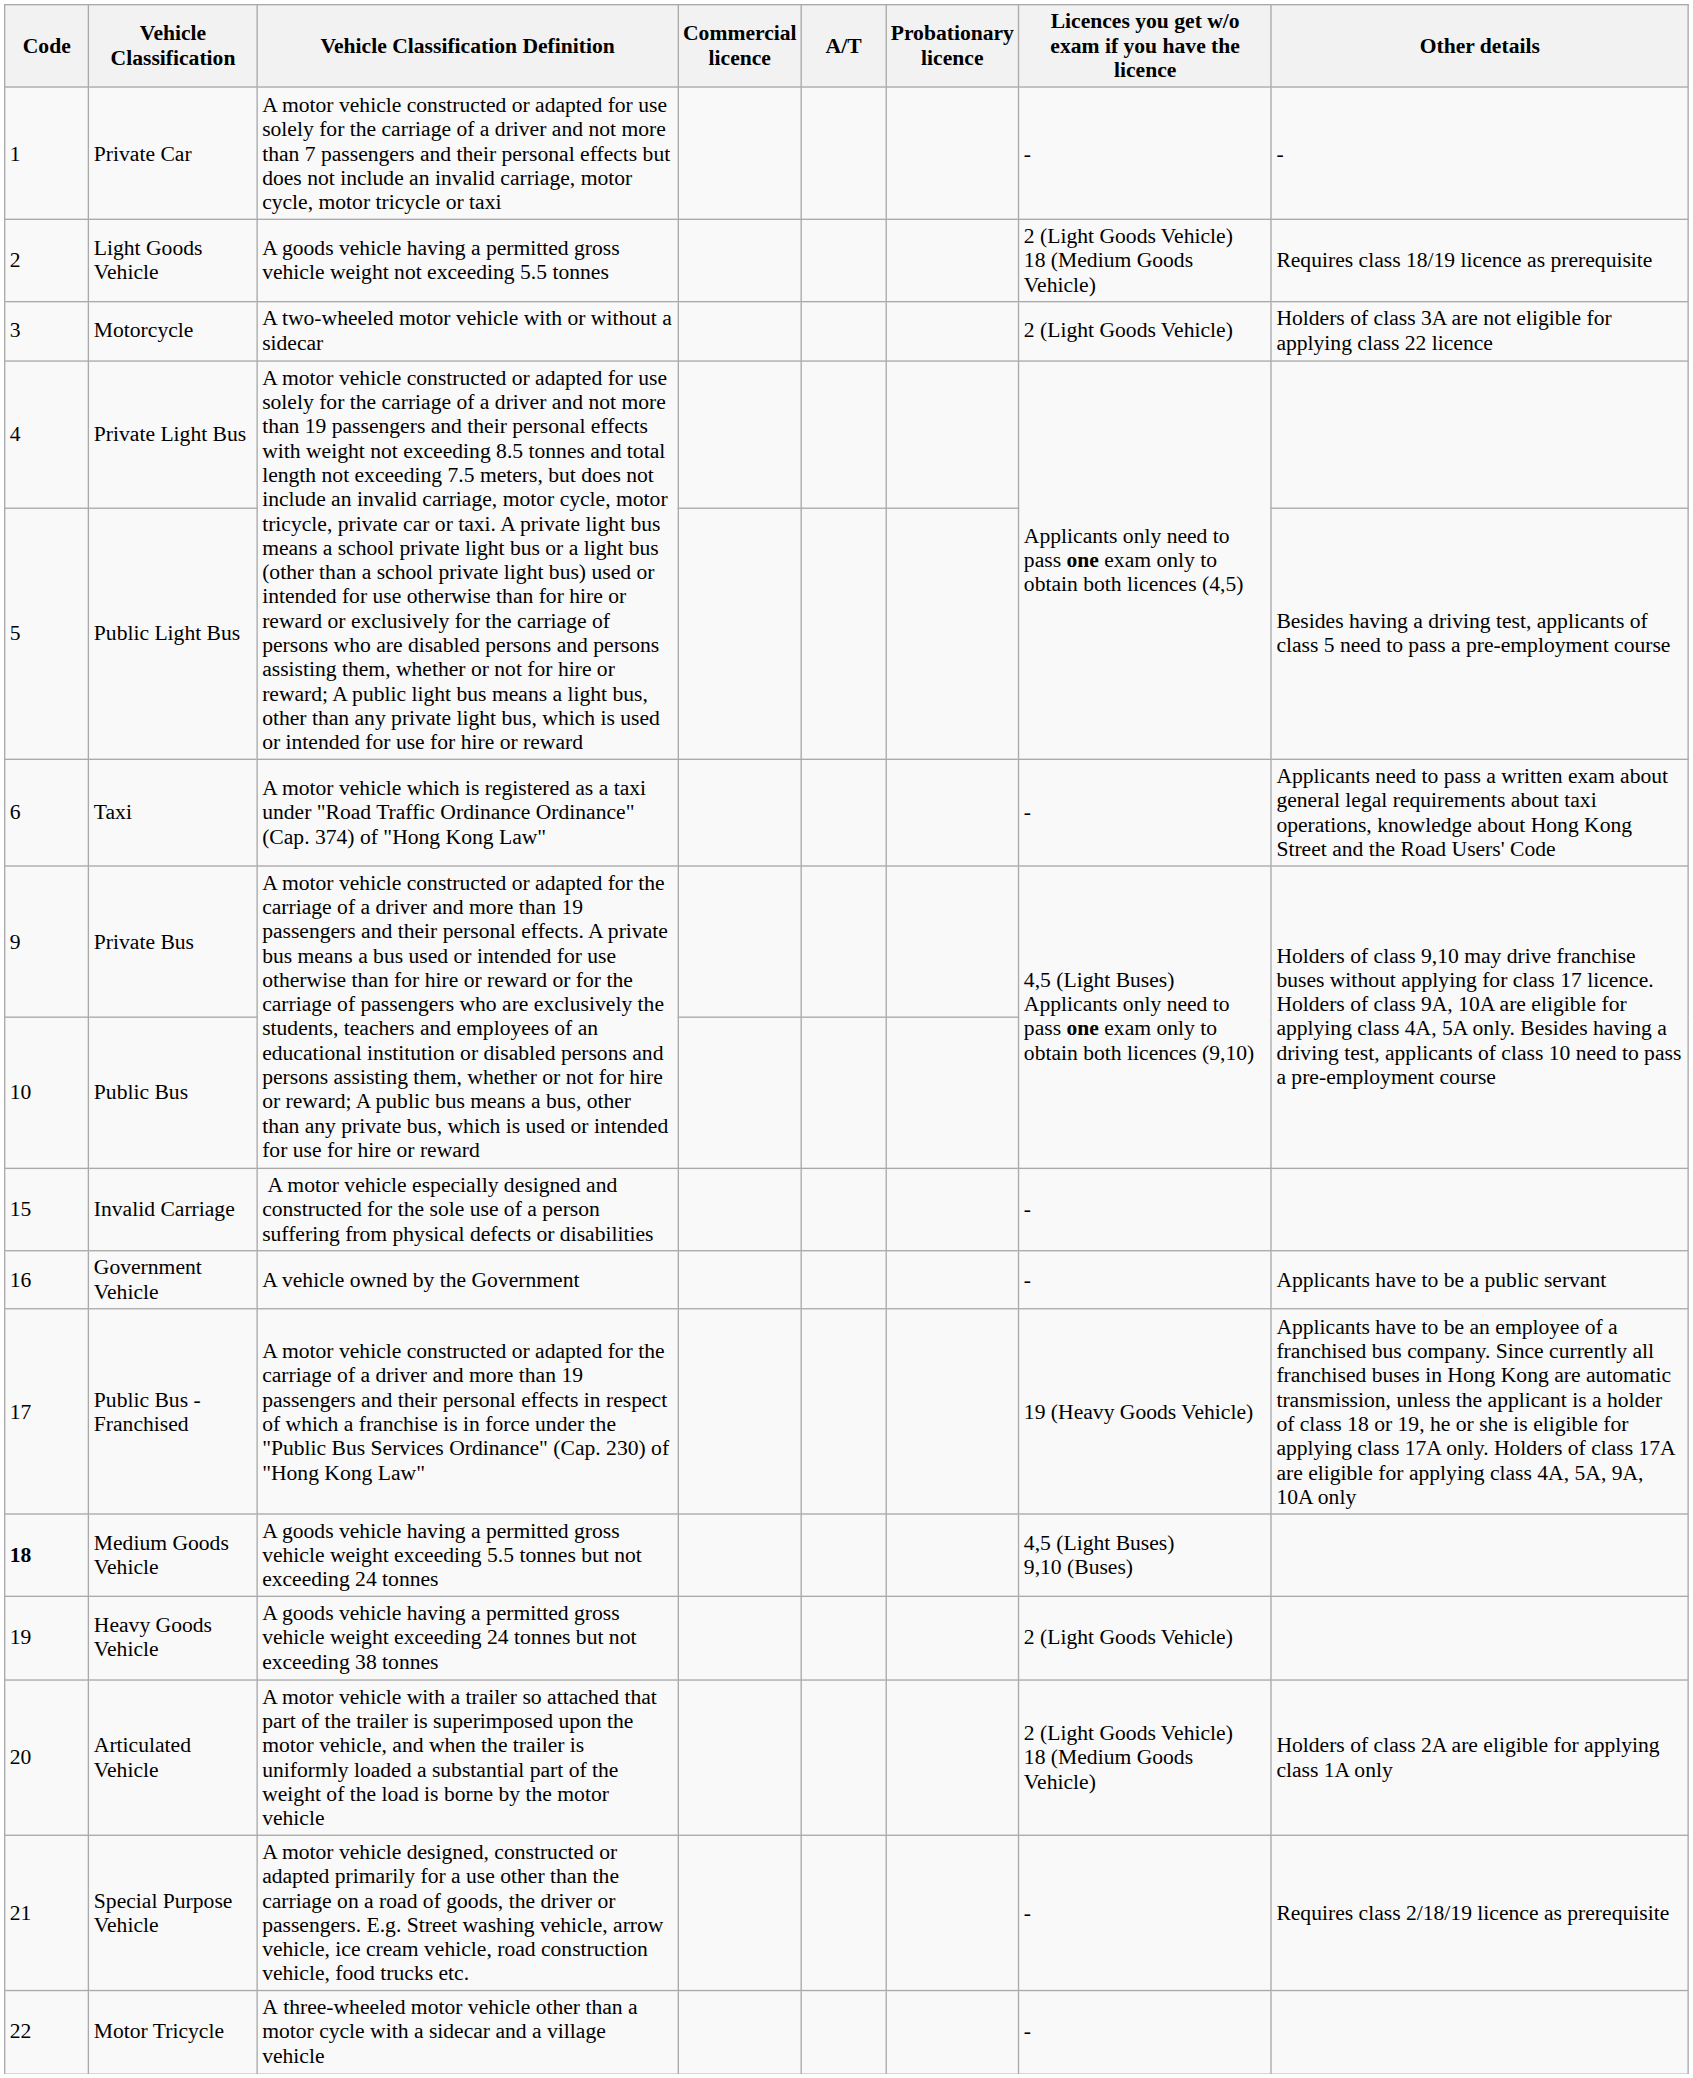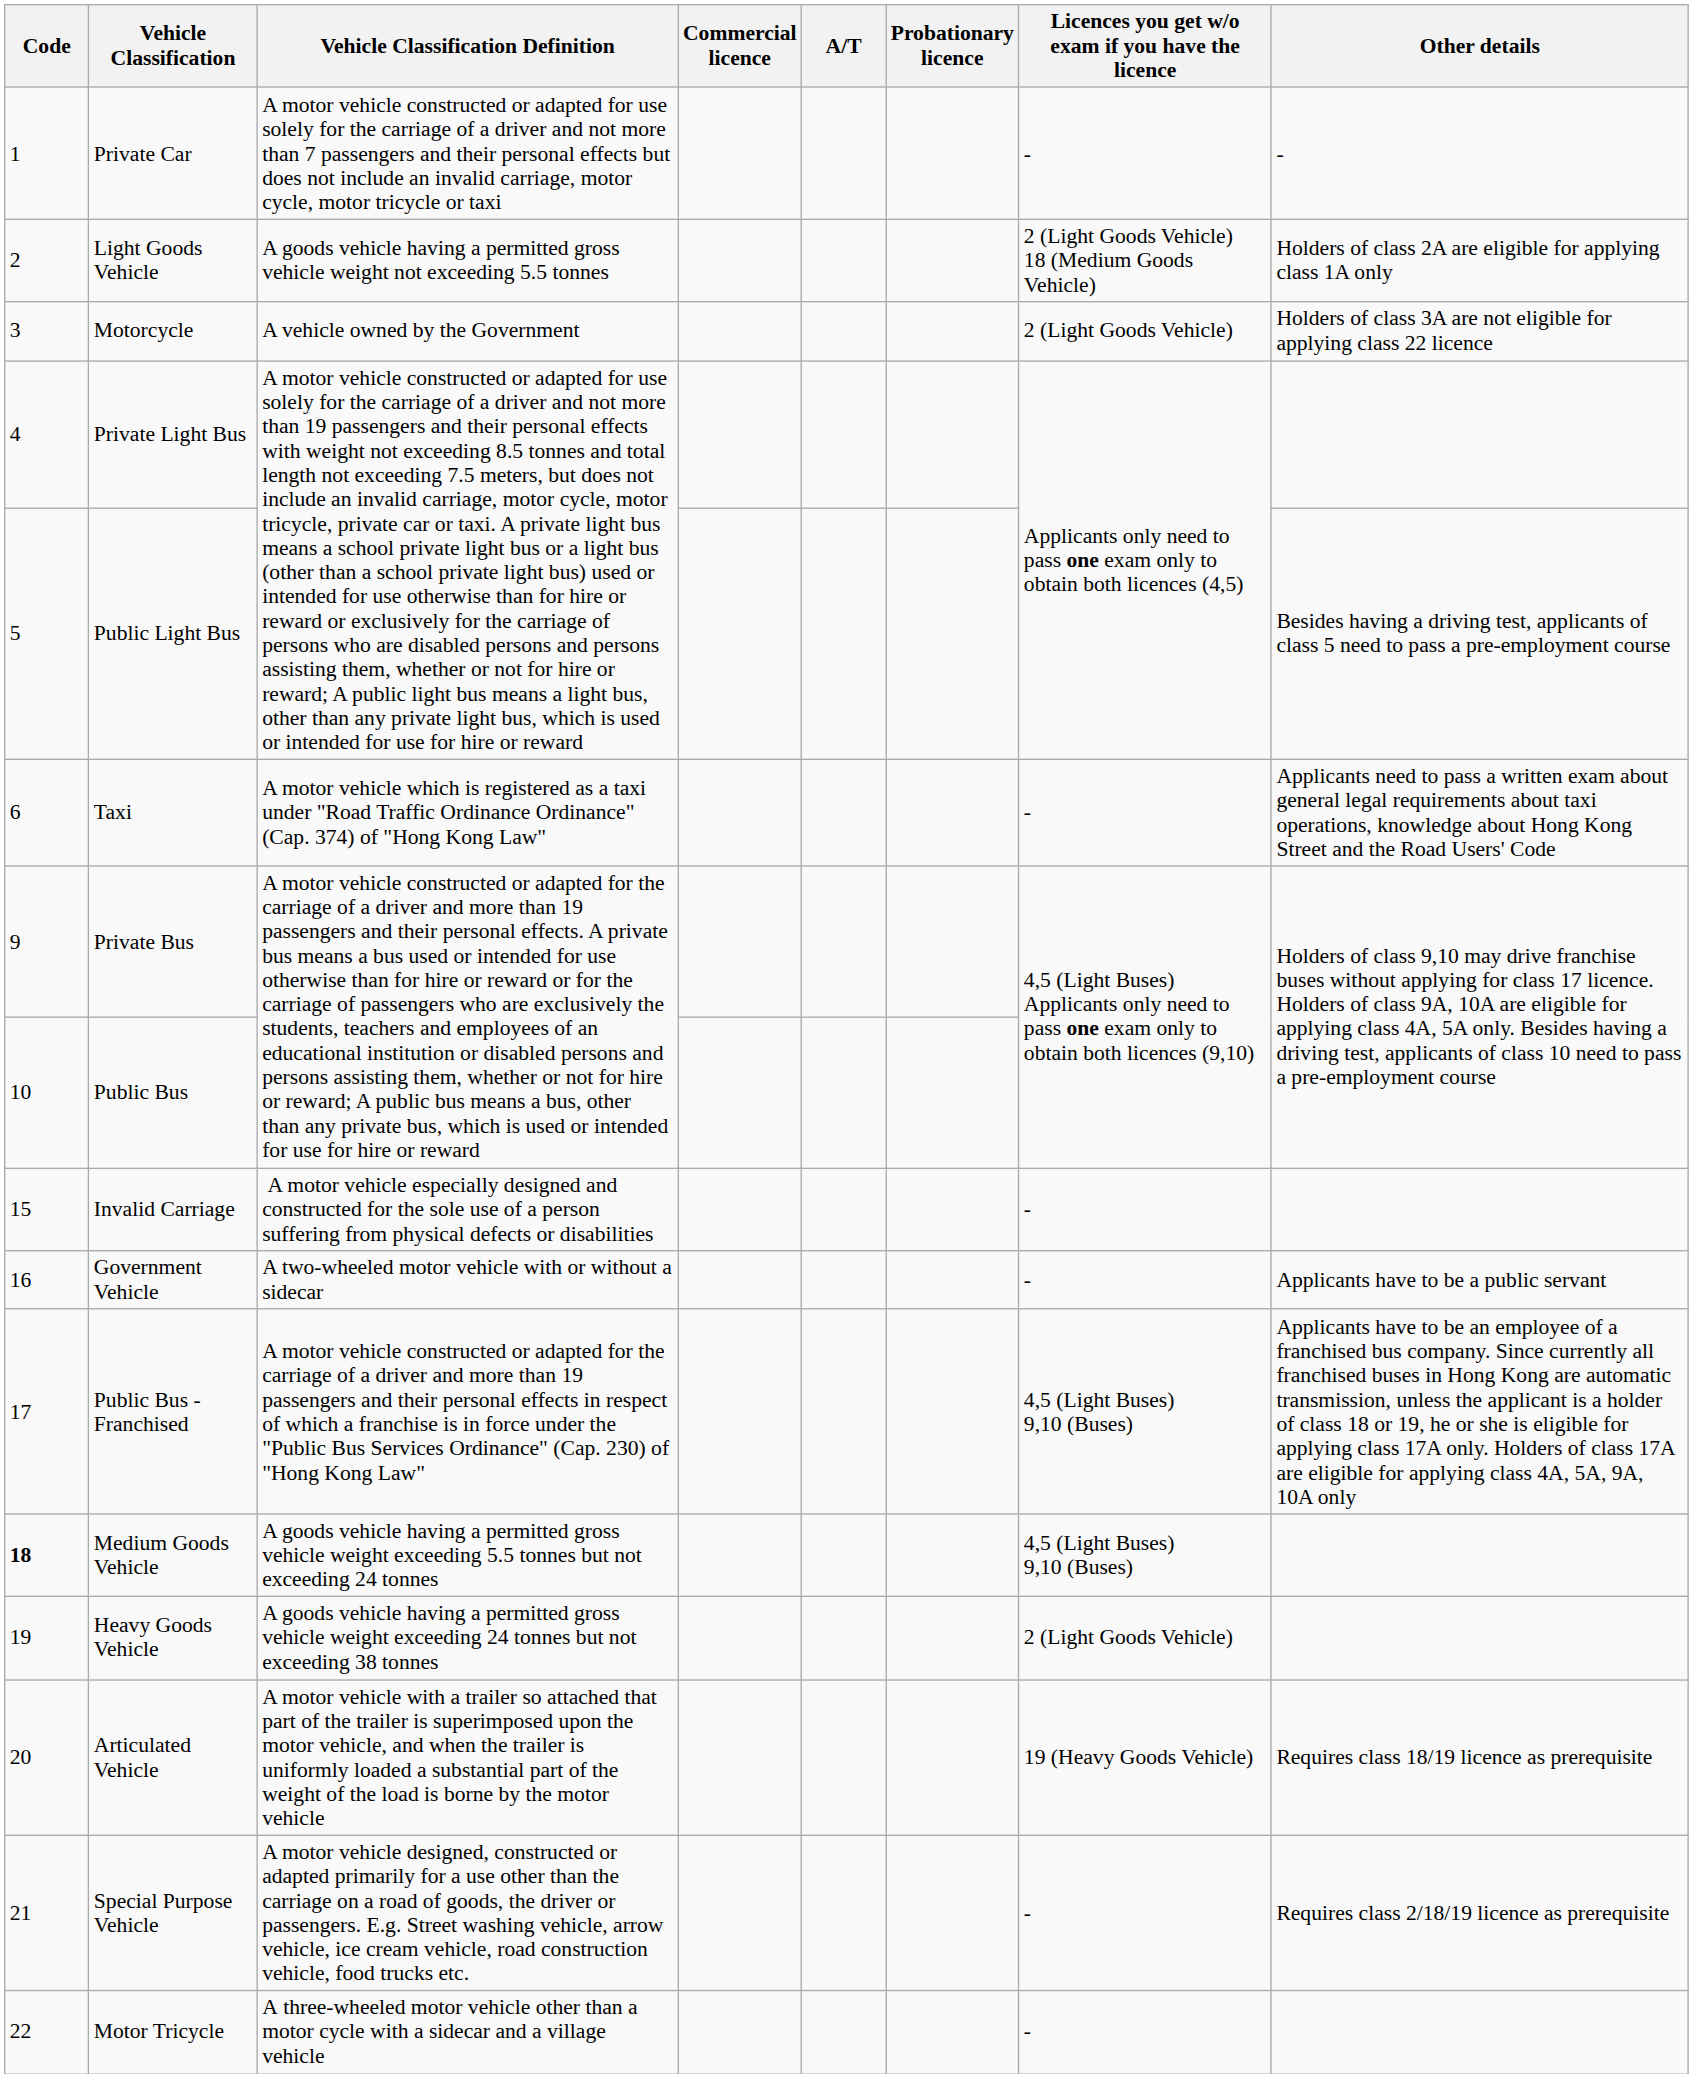(1464, 260) Requires class 18/19 licence as prerequisite -> (1468, 260) Holders of class 2A are eligible for applying class 1A only
(467, 330) A two-wheeled motor vehicle with or without a sidecar -> (421, 330) A vehicle owned by the Government
(421, 1279) A vehicle owned by the Government -> (467, 1279) A two-wheeled motor vehicle with or without a sidecar
(1139, 1411) 19 (Heavy Goods Vehicle) -> (1099, 1411) 4,5 (Light Buses) 9,10 (Buses)
(1128, 1757) 2 (Light Goods Vehicle) 18 (Medium Goods Vehicle) -> (1139, 1757) 19 (Heavy Goods Vehicle)
(1468, 1757) Holders of class 2A are eligible for applying class 1A only -> (1464, 1757) Requires class 18/19 licence as prerequisite
